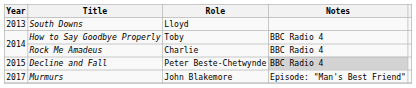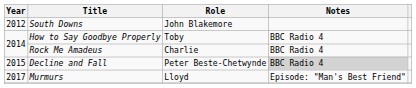(16, 24) 2013 -> (16, 24) 2012
(176, 24) Lloyd -> (198, 24) John Blakemore
(198, 77) John Blakemore -> (176, 77) Lloyd
